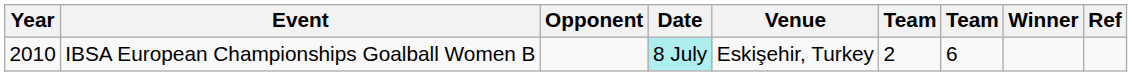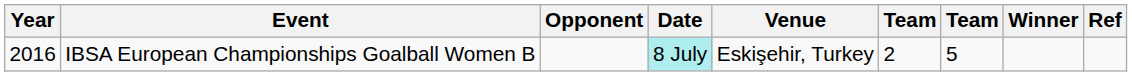(33, 53) 2010 -> (33, 53) 2016
(952, 53) 6 -> (952, 53) 5
